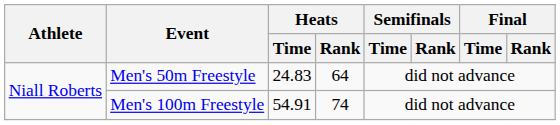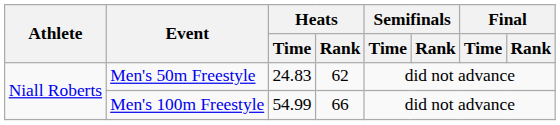(340, 76) 64 -> (340, 76) 62
(292, 105) 54.91 -> (292, 105) 54.99
(340, 105) 74 -> (340, 105) 66
